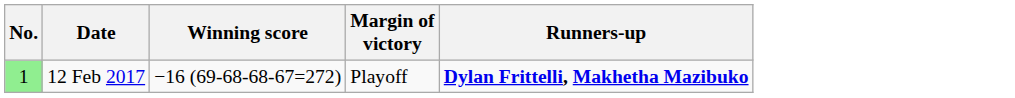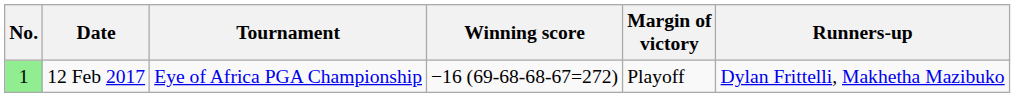+ column: (288, 32)
(596, 76) bold -> (863, 76) normal
